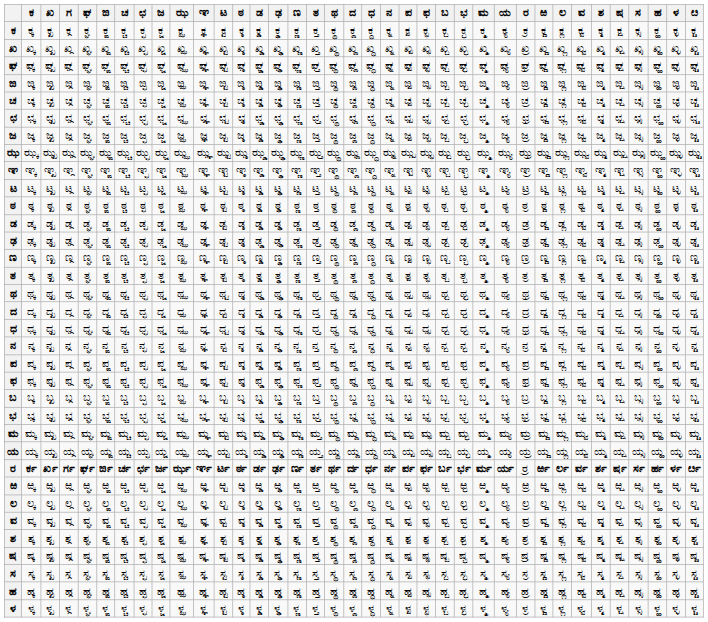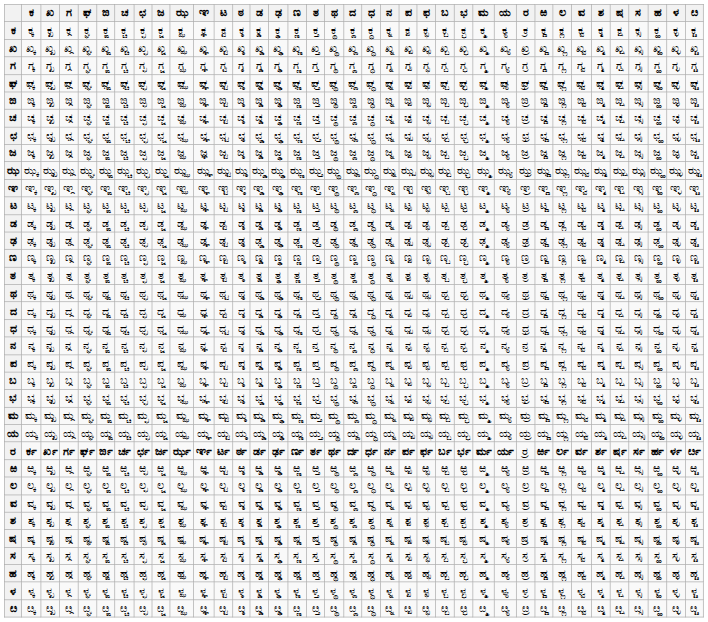+ row: (31, 65)
- row: (31, 205)
- row: (31, 380)
+ row: (31, 608)
